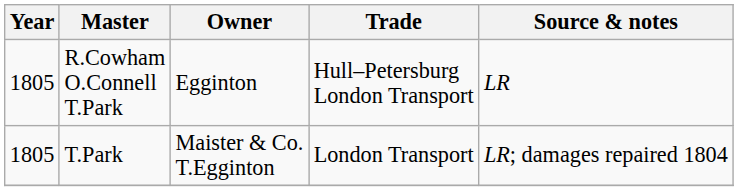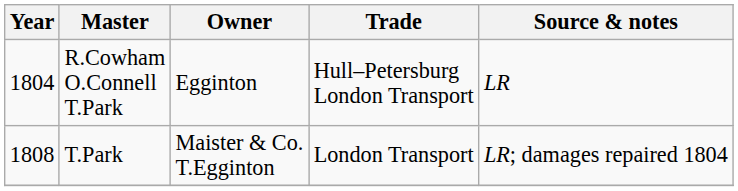(32, 82) 1805 -> (32, 82) 1804
(32, 155) 1805 -> (32, 155) 1808
